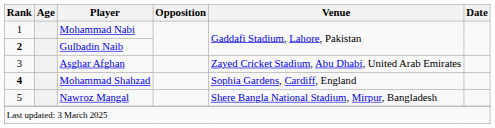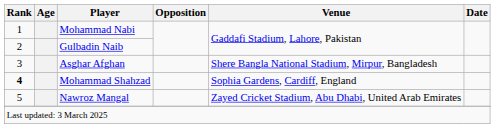(19, 47) bold -> (19, 47) normal
(336, 64) Zayed Cricket Stadium, Abu Dhabi, United Arab Emirates -> (324, 64) Shere Bangla National Stadium, Mirpur, Bangladesh
(324, 98) Shere Bangla National Stadium, Mirpur, Bangladesh -> (336, 98) Zayed Cricket Stadium, Abu Dhabi, United Arab Emirates
